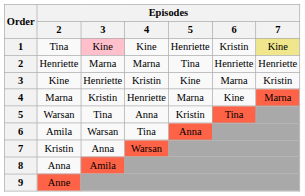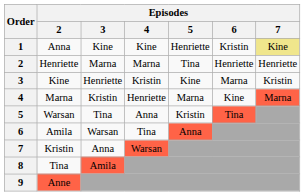(59, 46) Tina -> (59, 46) Anna
(103, 46) pink background -> (103, 46) no background
(59, 165) Anna -> (59, 165) Tina
